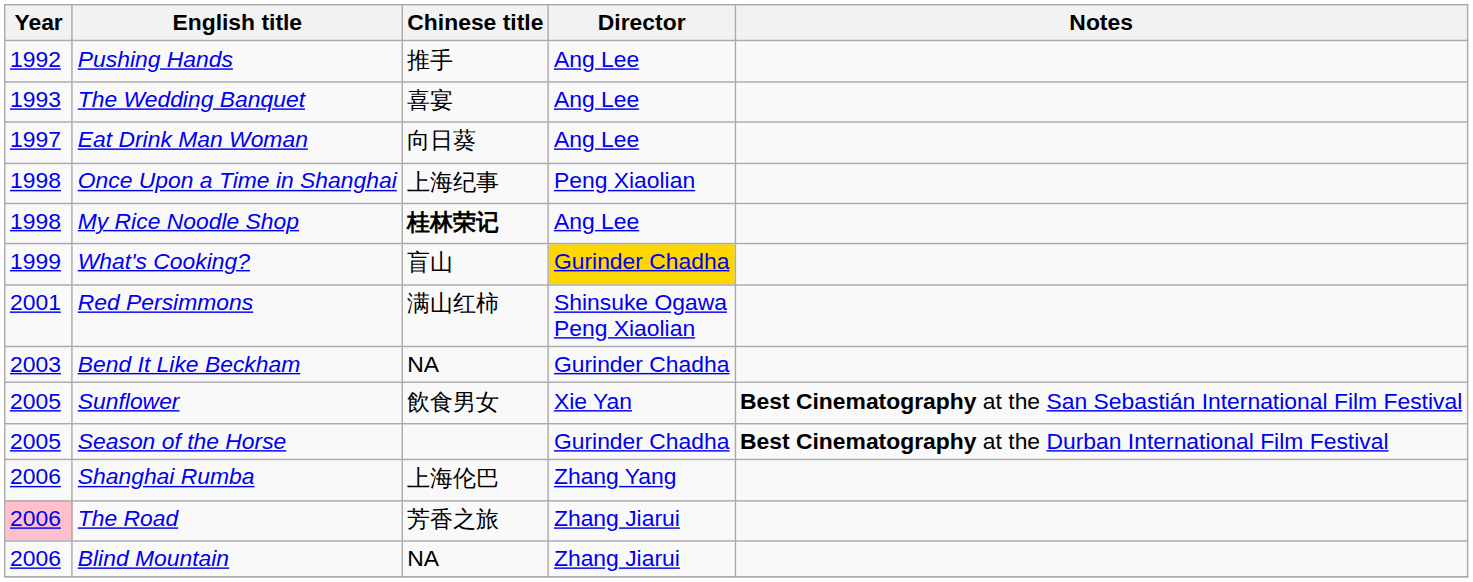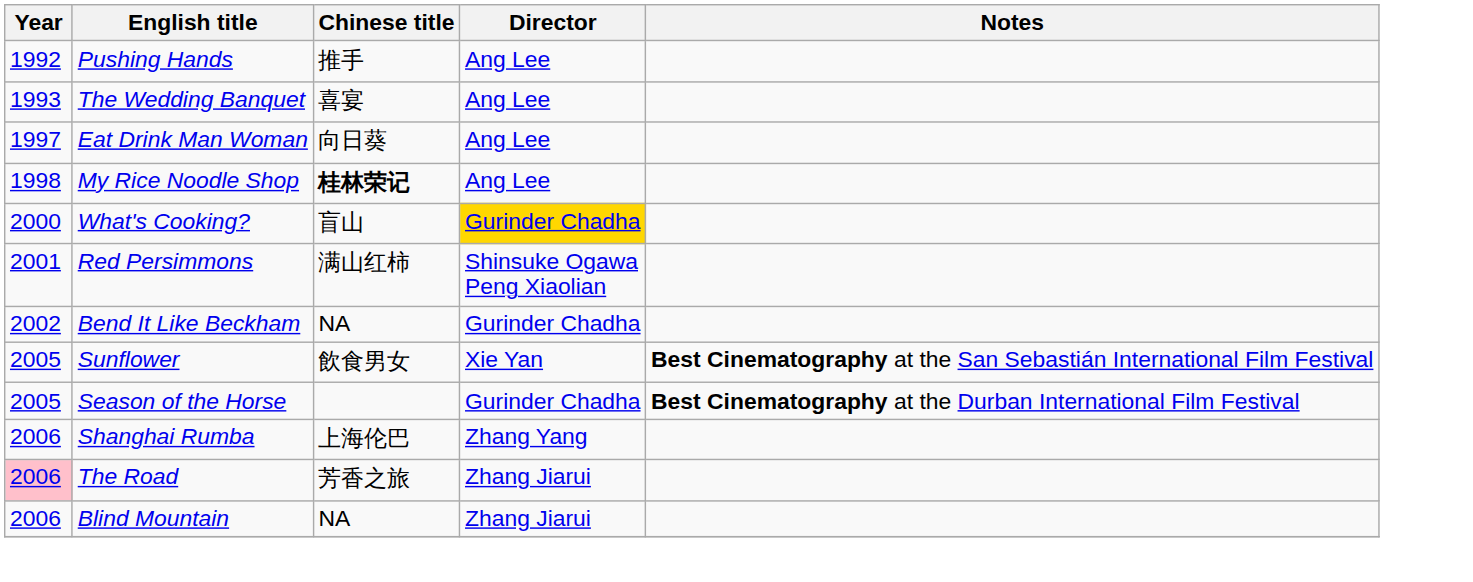- row: (237, 180)
(35, 261) 1999 -> (35, 221) 2000
(35, 364) 2003 -> (35, 323) 2002
